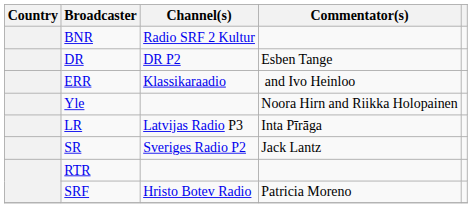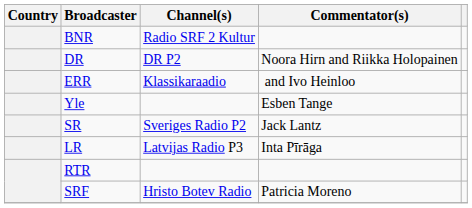(297, 59) Esben Tange -> (360, 59) Noora Hirn and Riikka Holopainen
(360, 103) Noora Hirn and Riikka Holopainen -> (297, 103) Esben Tange
rows swapped: (73, 125) <-> (73, 147)
